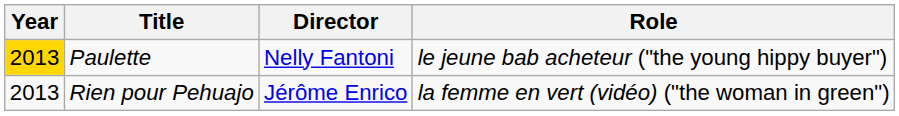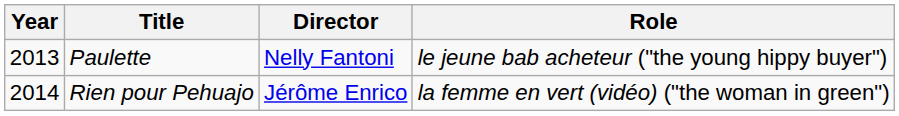(35, 57) gold background -> (35, 57) no background
(35, 92) 2013 -> (35, 92) 2014
